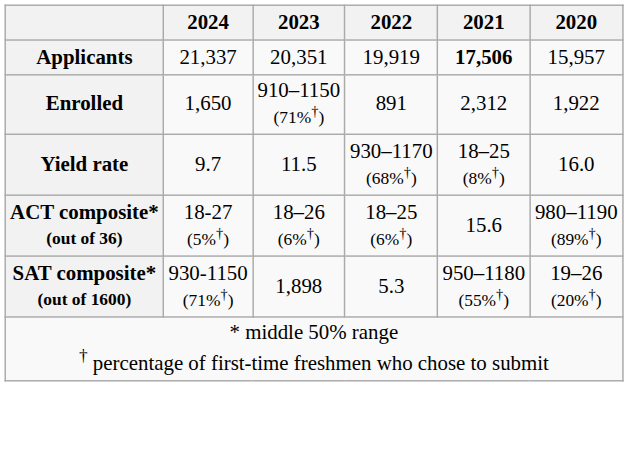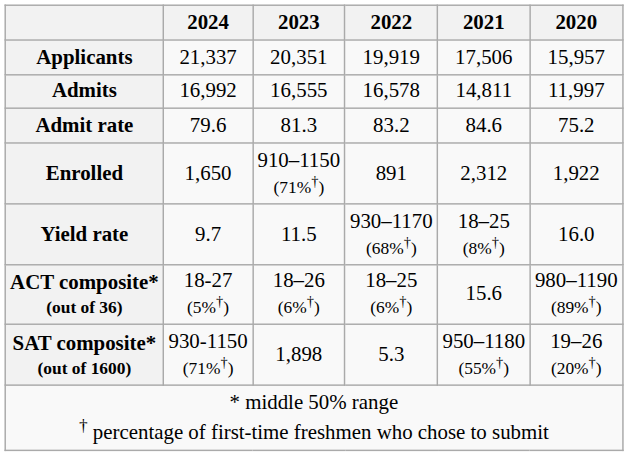(484, 56) bold -> (484, 56) normal
+ row: (84, 91)
+ row: (84, 125)
